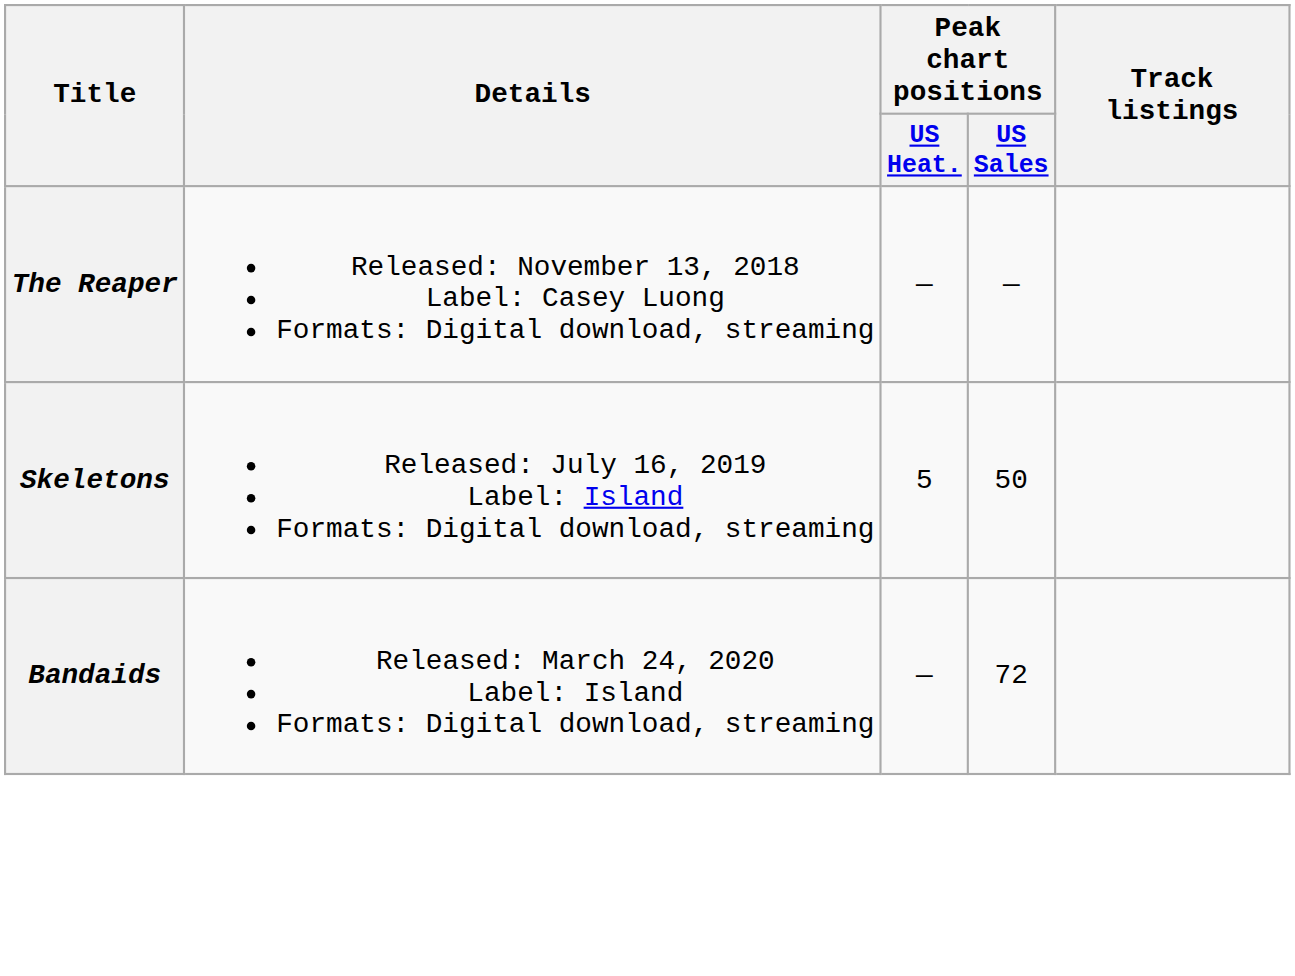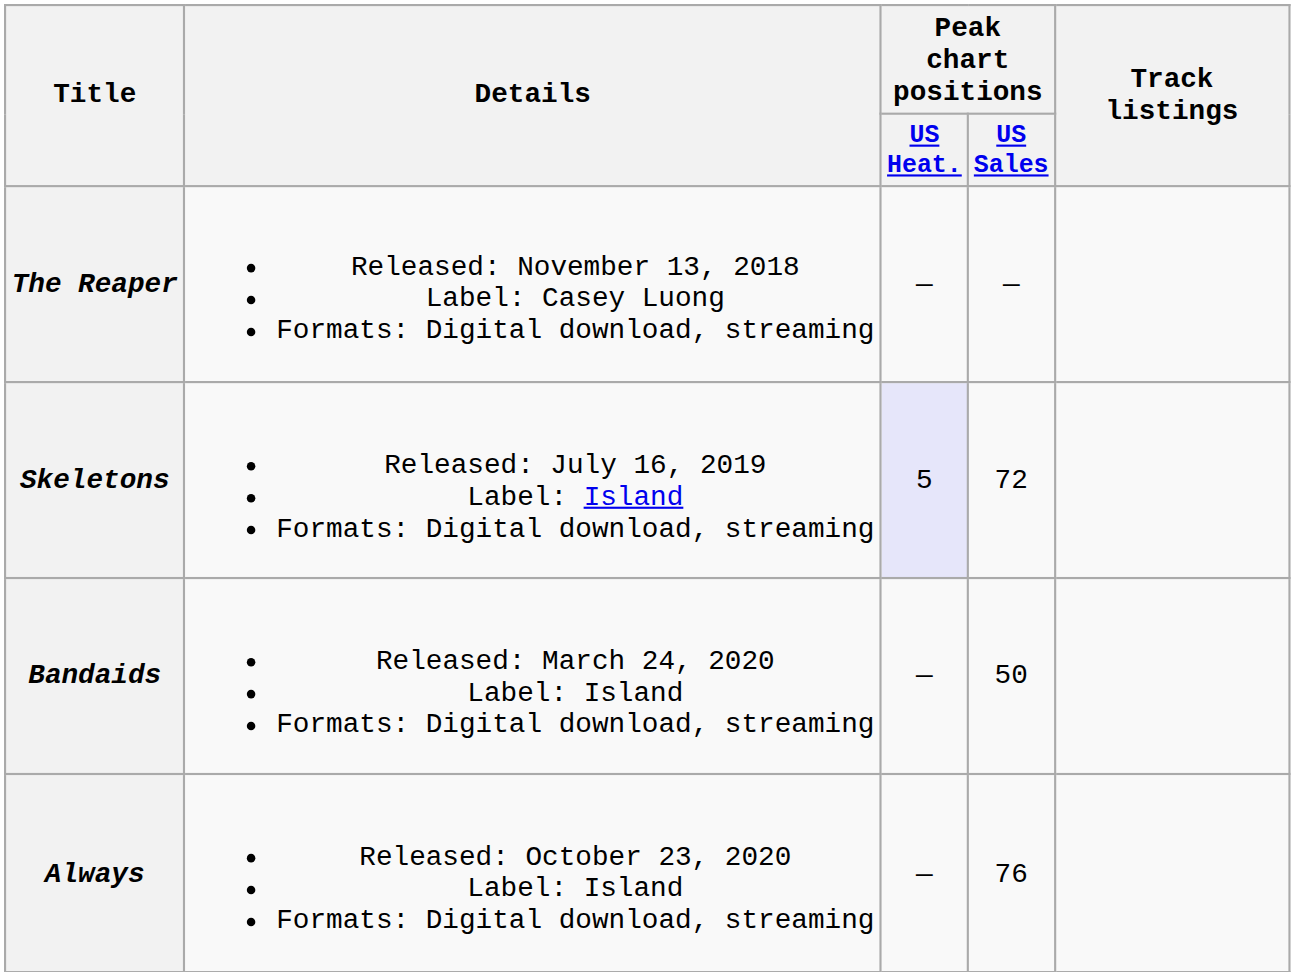(924, 480) no background -> (924, 480) lavender background
(1011, 480) 50 -> (1011, 480) 72
(1011, 677) 72 -> (1011, 677) 50
+ row: (95, 873)
